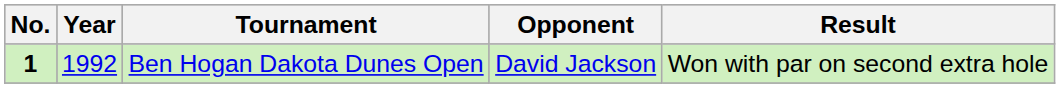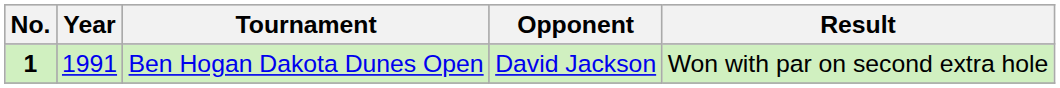(90, 64) 1992 -> (90, 64) 1991
